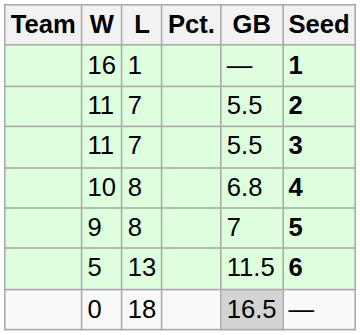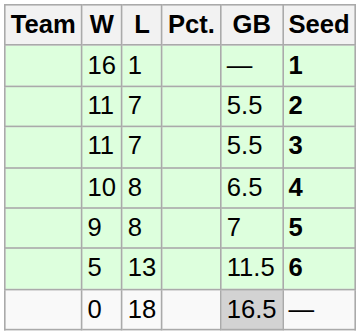(245, 187) 6.8 -> (245, 187) 6.5
